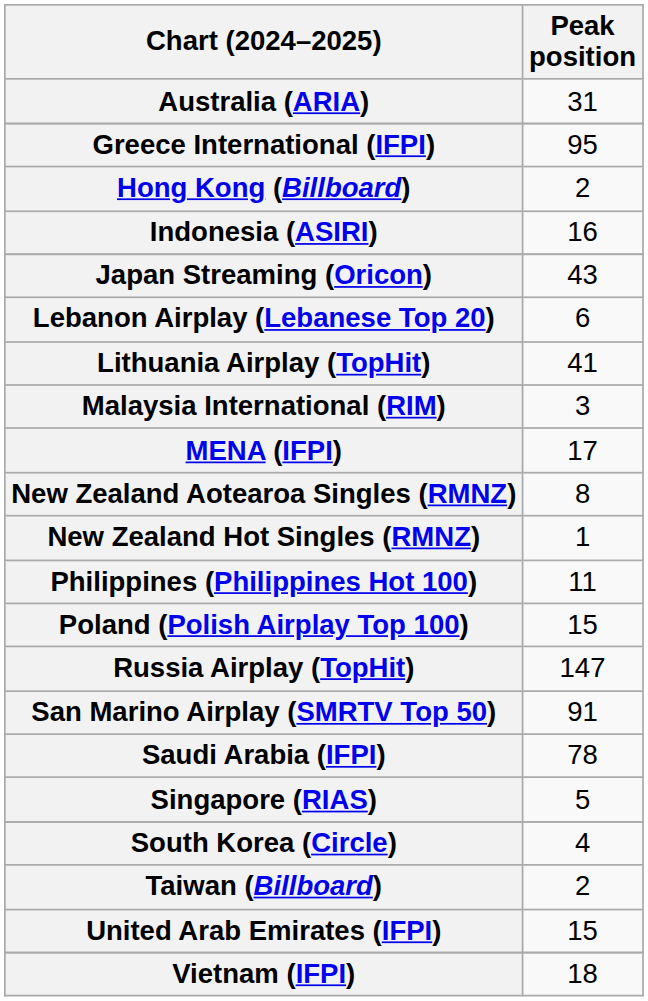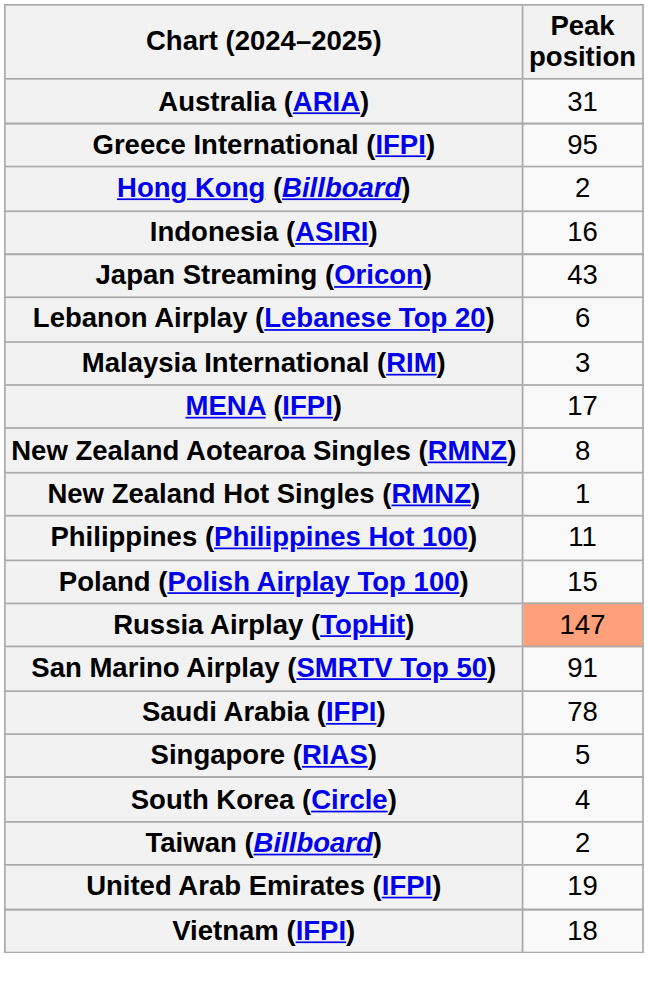- row: (264, 362)
(583, 668) no background -> (583, 624) lightsalmon background
(583, 930) 15 -> (583, 886) 19
